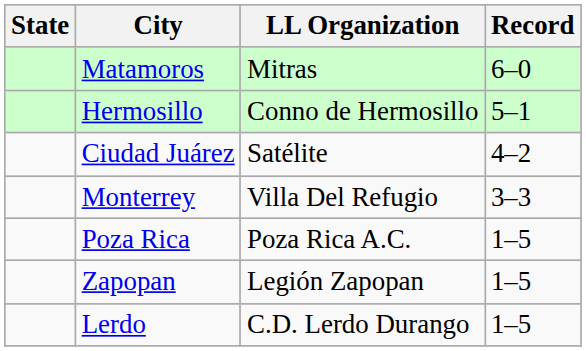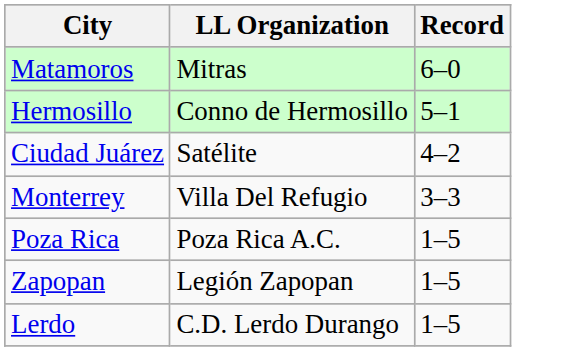- column: (40, 25)
